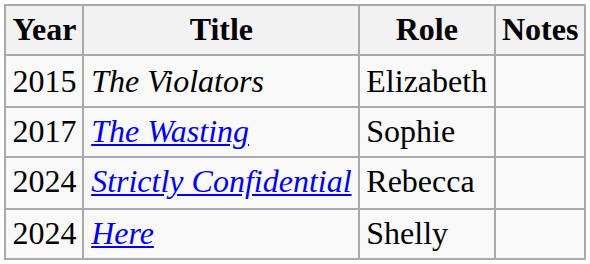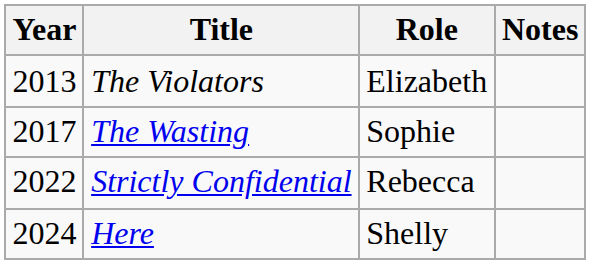(44, 80) 2015 -> (44, 80) 2013
(44, 182) 2024 -> (44, 182) 2022
